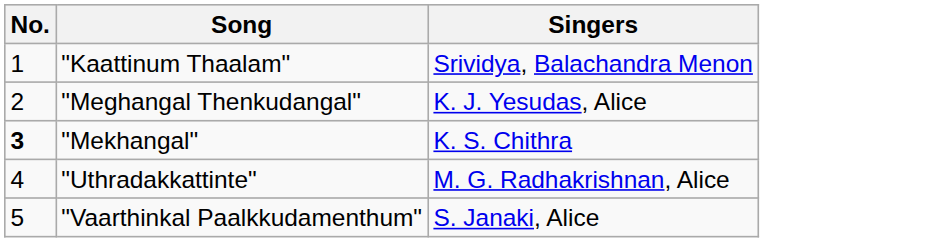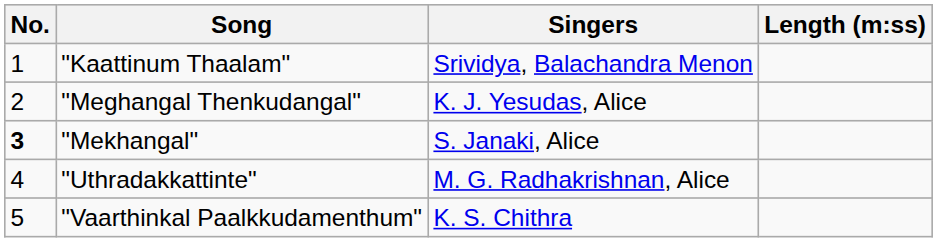+ column: (845, 24)
(503, 141) K. S. Chithra -> (516, 141) S. Janaki, Alice
(516, 218) S. Janaki, Alice -> (503, 218) K. S. Chithra
